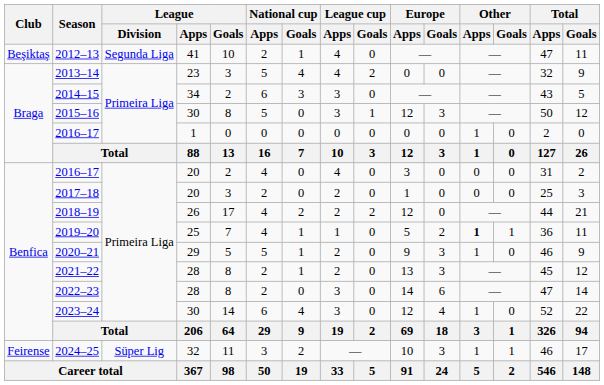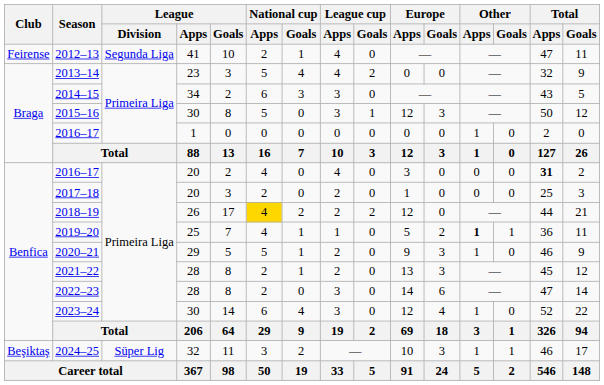(28, 53) Beşiktaş -> (28, 53) Feirense
(546, 172) normal -> (546, 172) bold
(264, 212) no background -> (264, 212) gold background
(28, 350) Feirense -> (28, 350) Beşiktaş
